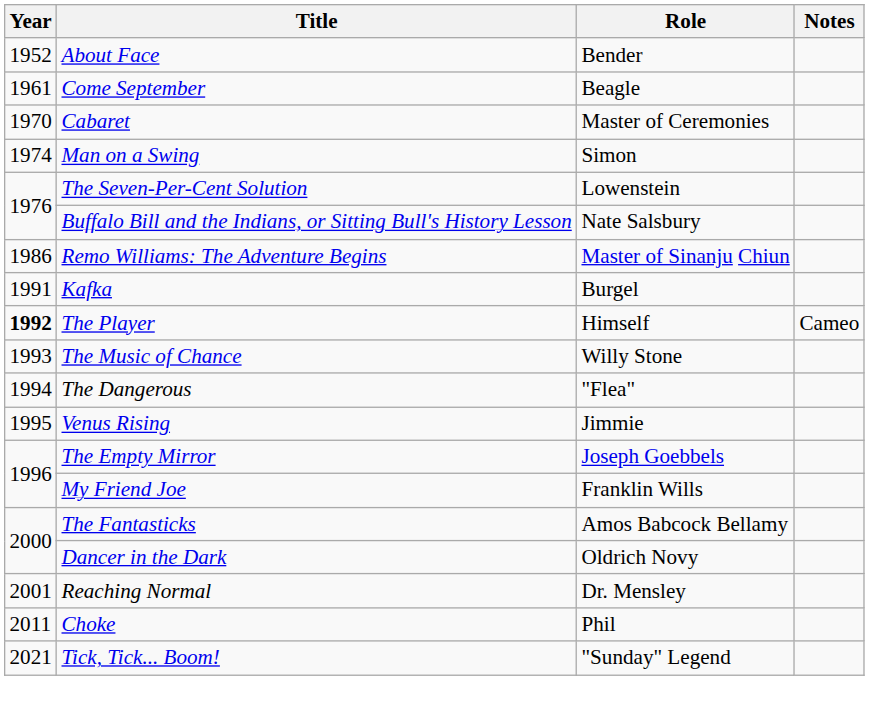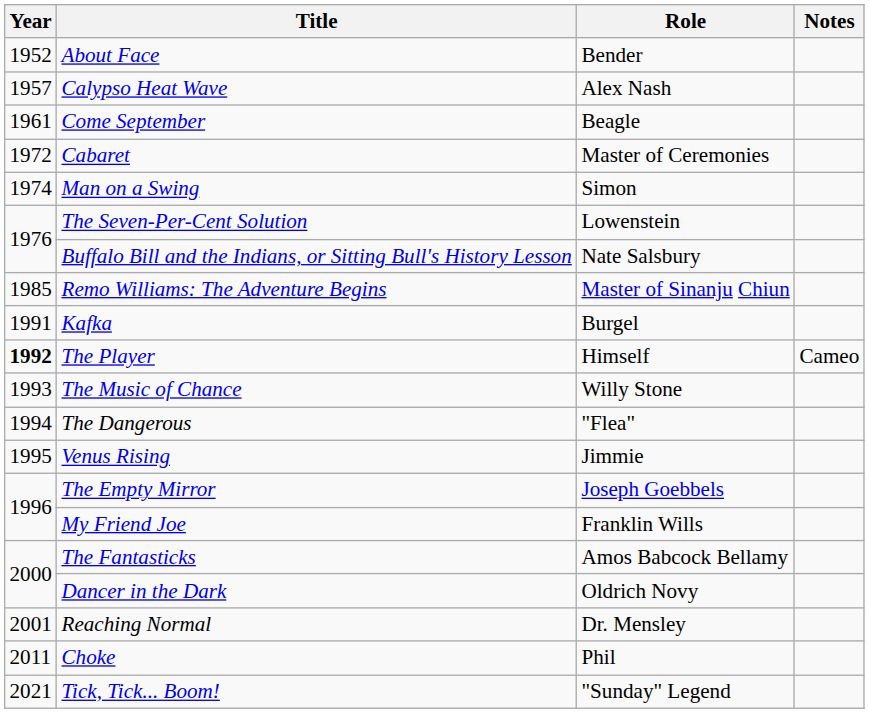+ row: (144, 88)
(31, 121) 1970 -> (31, 155) 1972
(31, 255) 1986 -> (31, 289) 1985
